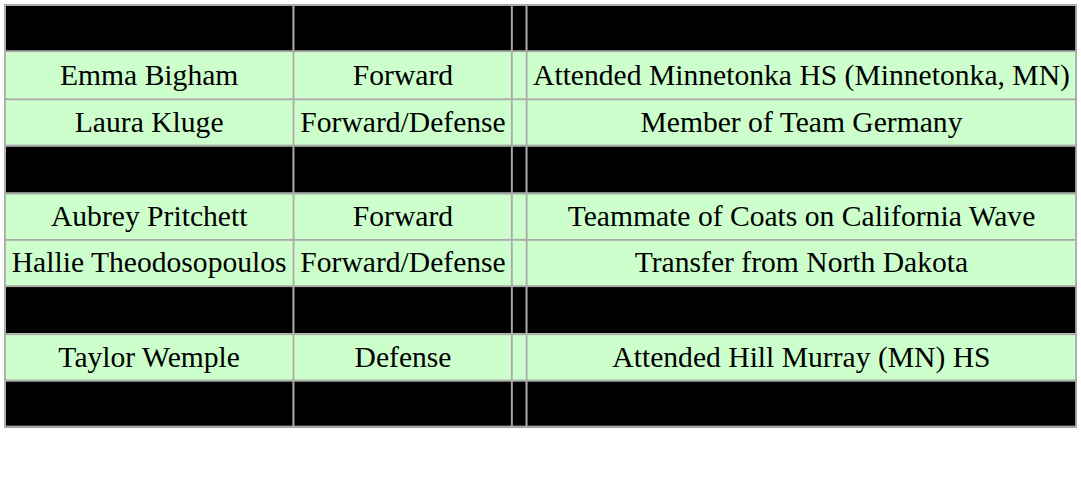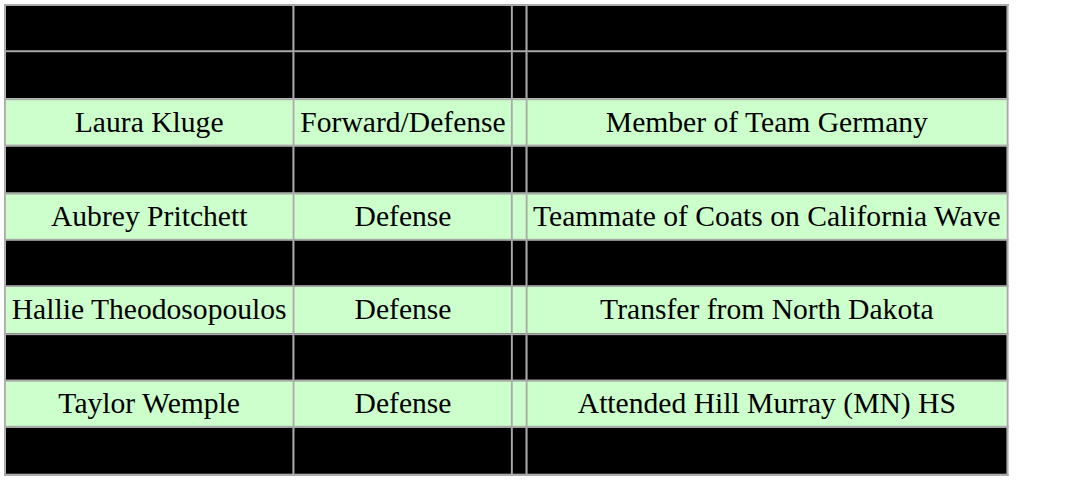- row: (149, 74)
+ row: (149, 74)
(403, 215) Forward -> (403, 215) Defense
+ row: (149, 262)
(403, 262) Forward/Defense -> (403, 309) Defense
